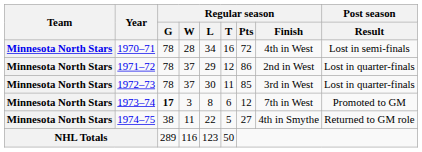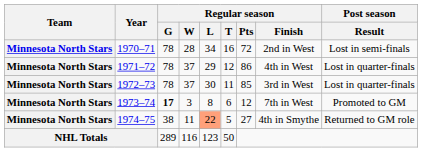(289, 49) 4th in West -> (289, 49) 2nd in West
(289, 66) 2nd in West -> (289, 66) 4th in West
(210, 120) no background -> (210, 120) lightsalmon background
